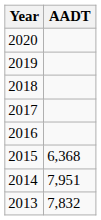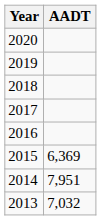(64, 156) 6,368 -> (64, 156) 6,369
(64, 203) 7,832 -> (64, 203) 7,032
